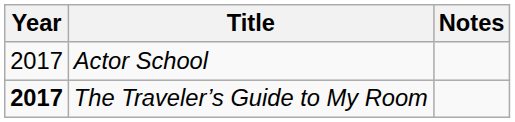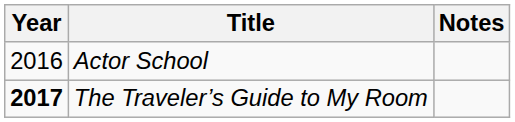(37, 60) 2017 -> (37, 60) 2016
